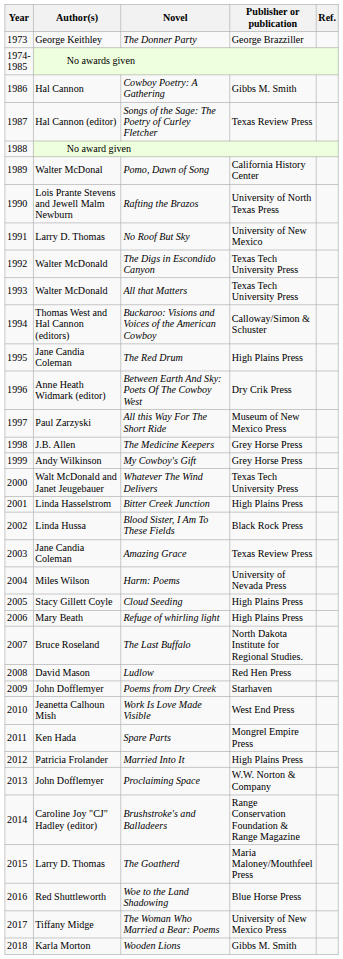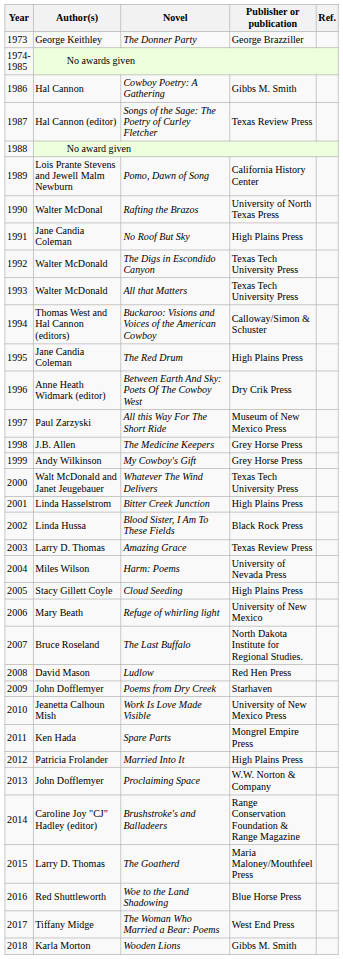(69, 170) Walter McDonal -> (75, 176) Lois Prante Stevens and Jewell Malm Newburn
(75, 203) Lois Prante Stevens and Jewell Malm Newburn -> (69, 209) Walter McDonal
(70, 236) Larry D. Thomas -> (60, 236) Jane Candia Coleman
(269, 236) University of New Mexico -> (267, 236) High Plains Press
(60, 553) Jane Candia Coleman -> (70, 547) Larry D. Thomas
(267, 618) High Plains Press -> (269, 612) University of New Mexico
(263, 710) West End Press -> (269, 710) University of New Mexico Press
(269, 924) University of New Mexico Press -> (263, 924) West End Press
